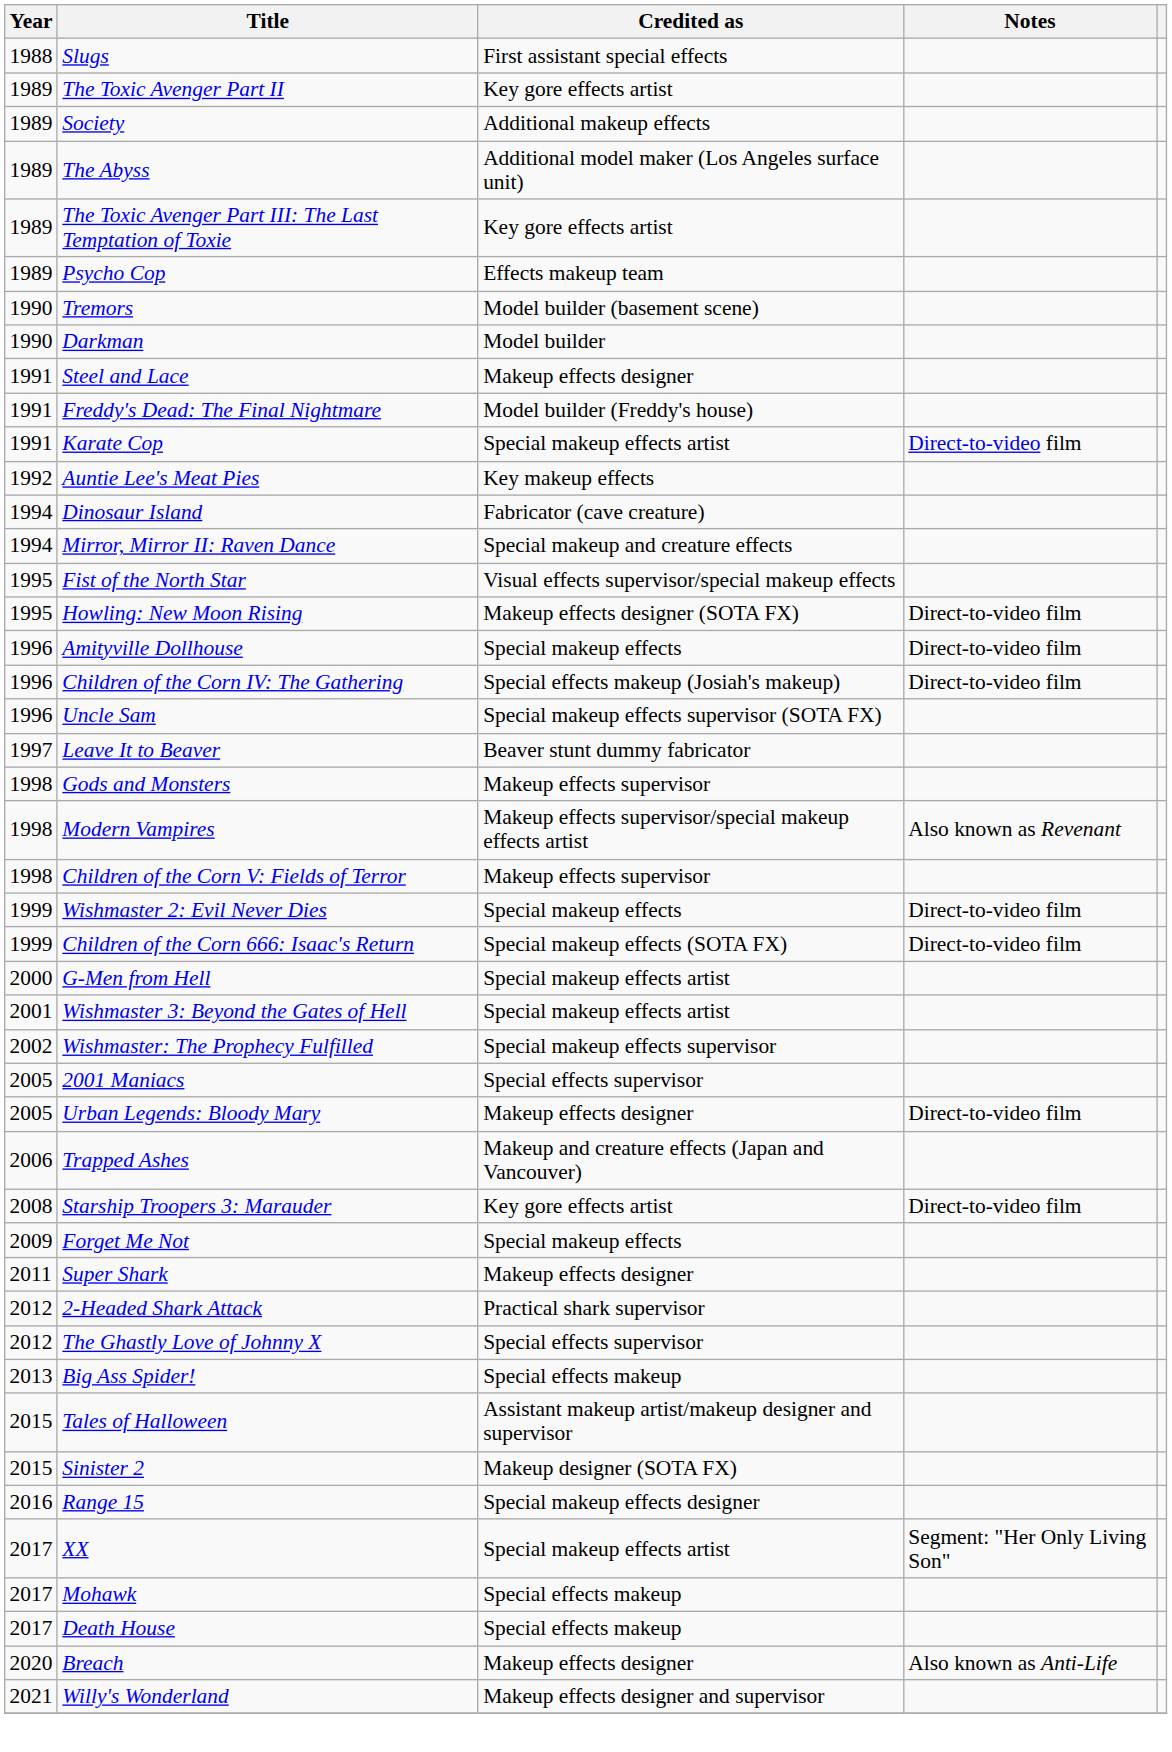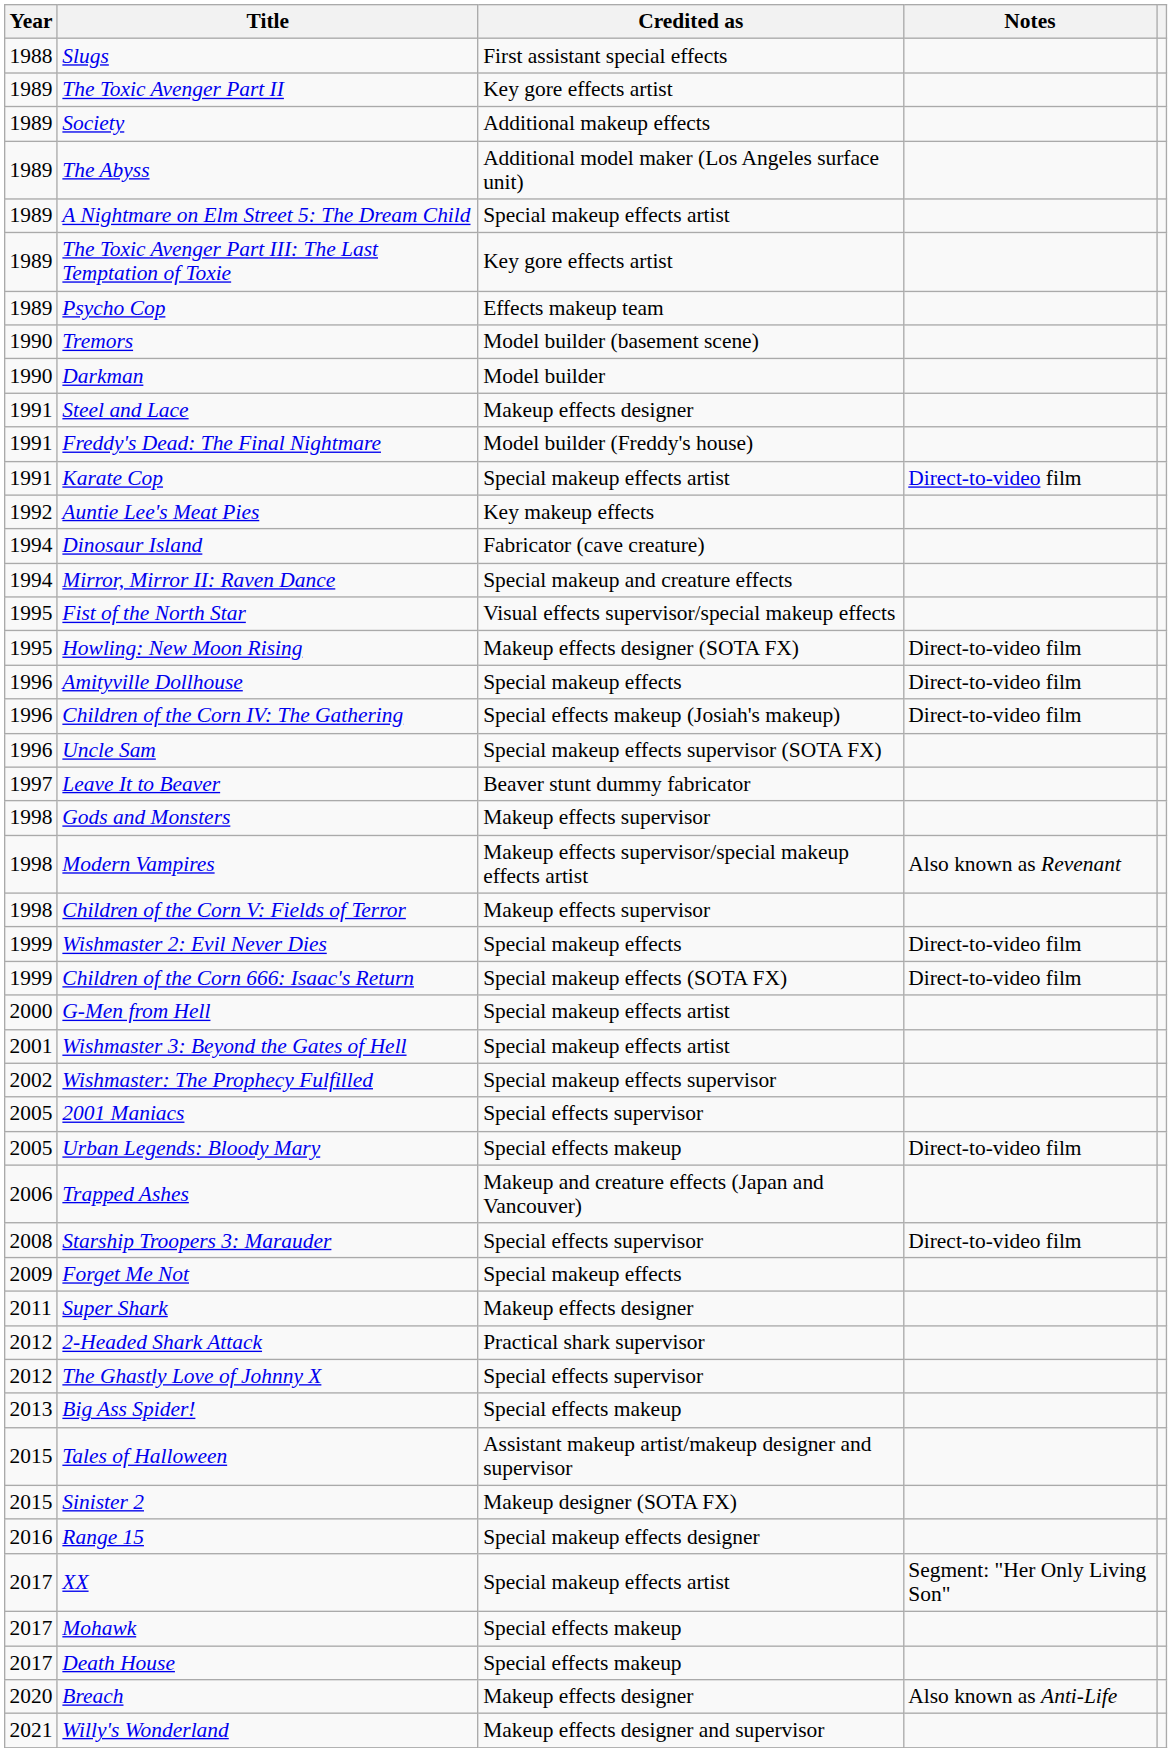+ row: (266, 215)
(588, 1113) Makeup effects designer -> (582, 1147) Special effects makeup
(578, 1206) Key gore effects artist -> (593, 1240) Special effects supervisor
